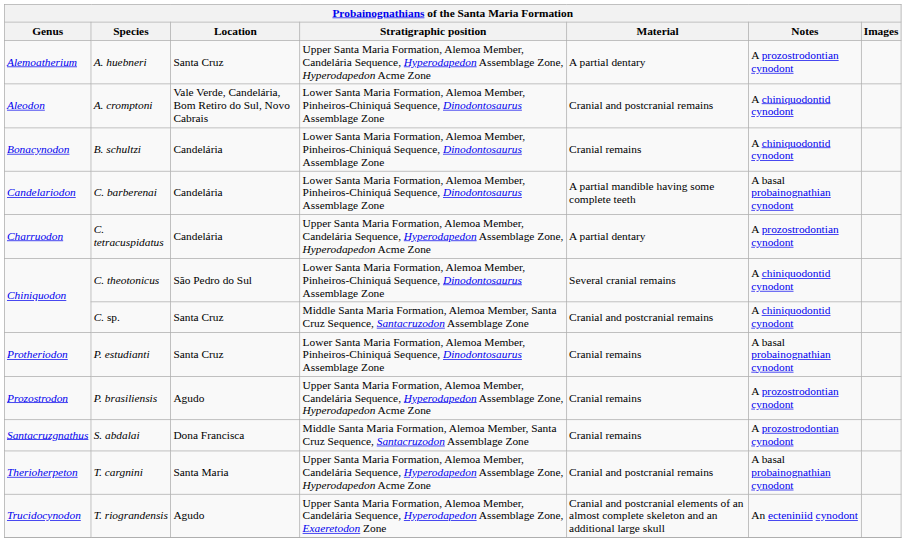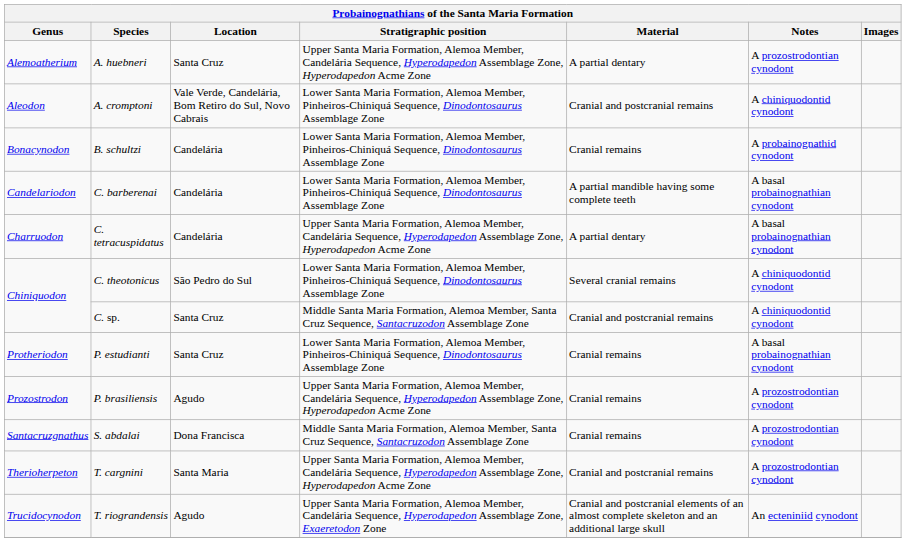(791, 149) A chiniquodontid cynodont -> (794, 149) A probainognathid cynodont
(795, 236) A prozostrodontian cynodont -> (791, 236) A basal probainognathian cynodont
(791, 472) A basal probainognathian cynodont -> (795, 472) A prozostrodontian cynodont
